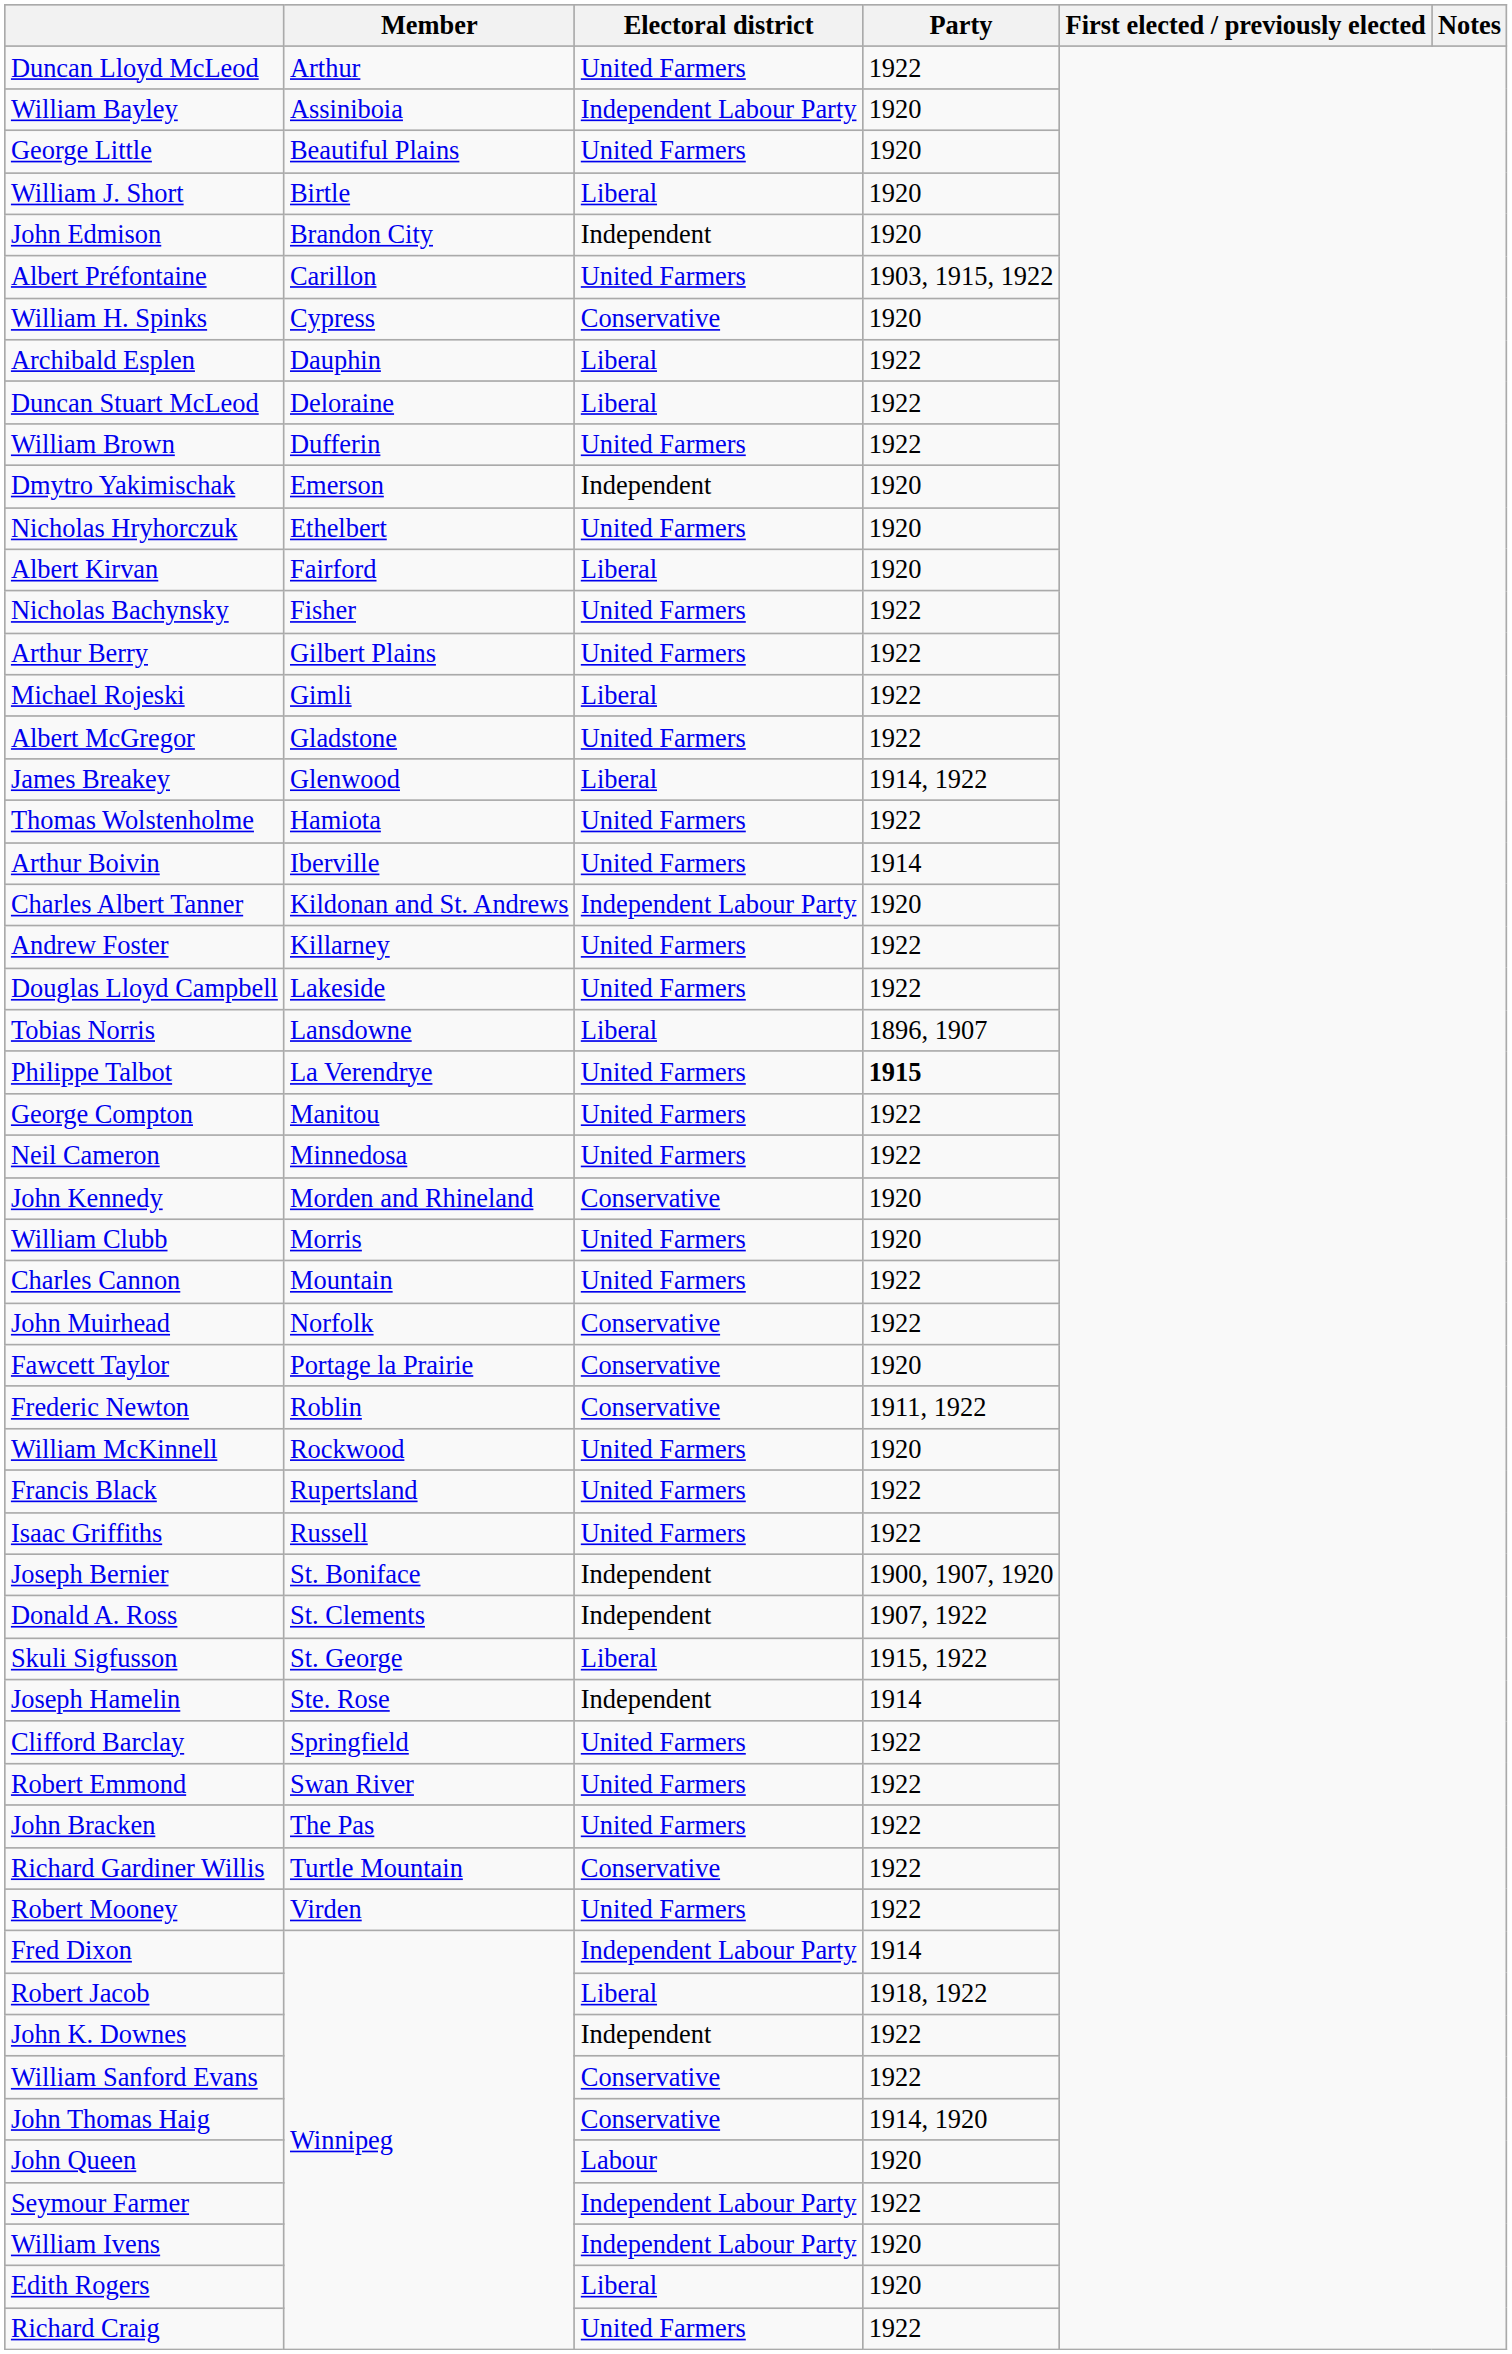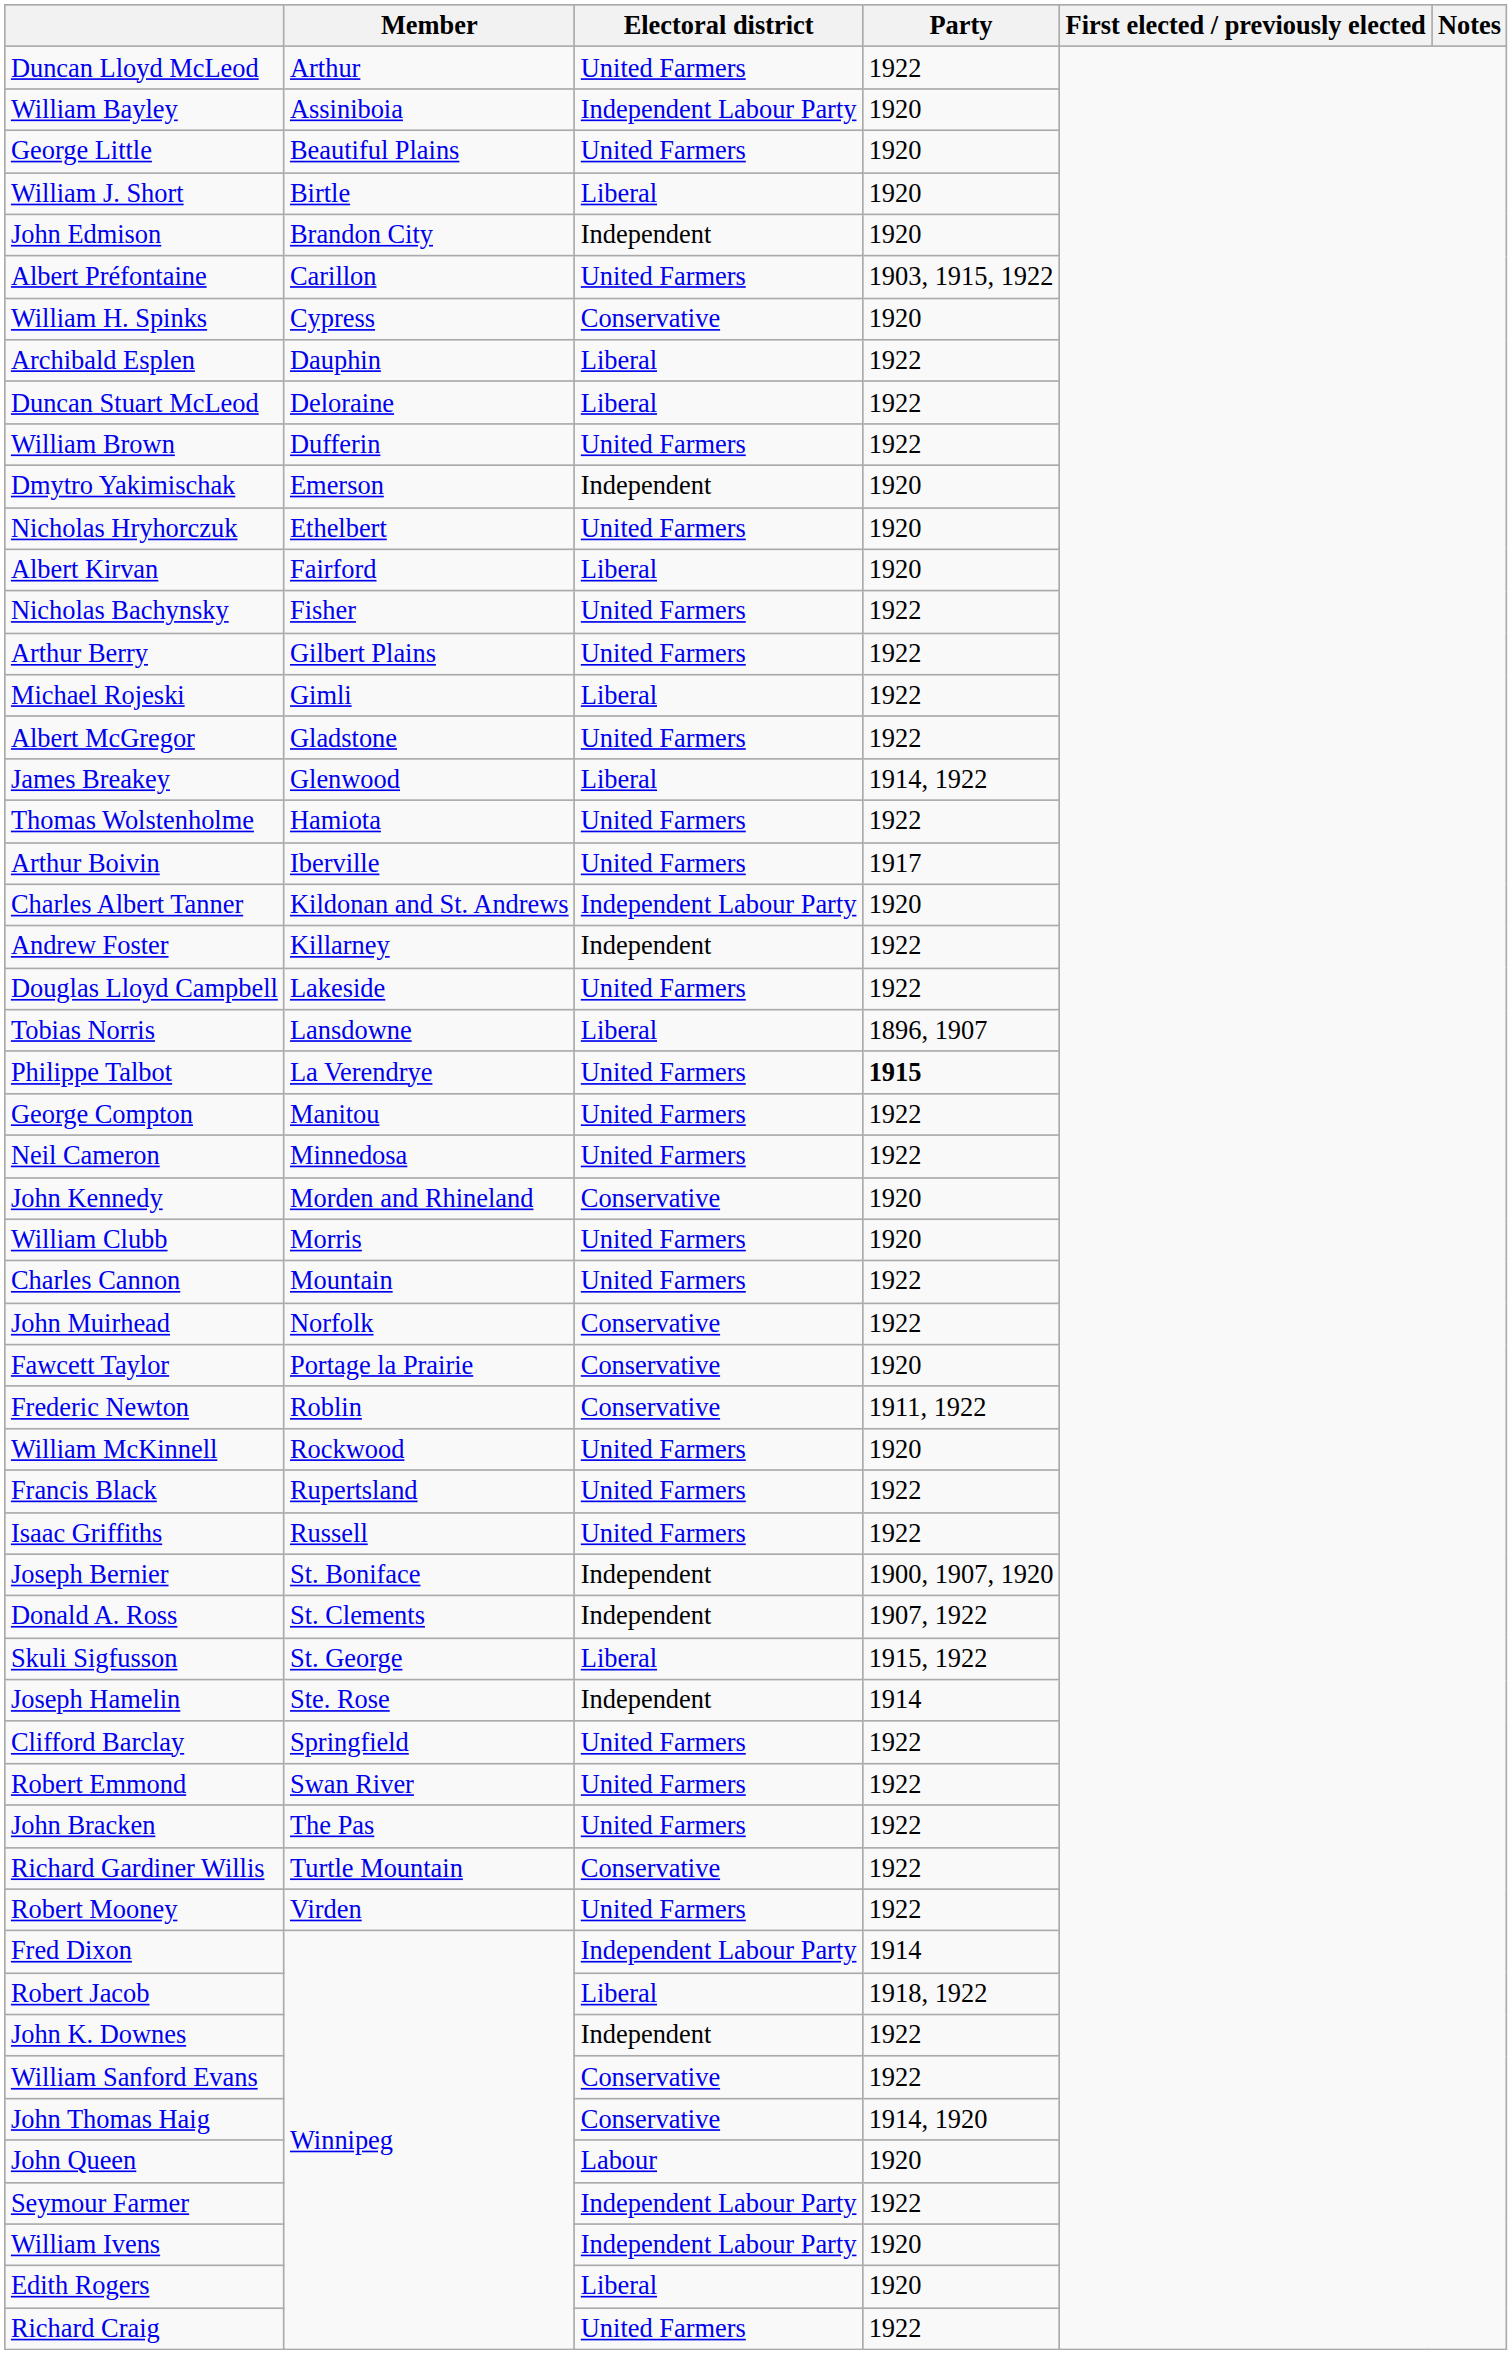(895, 862) 1914 -> (895, 862) 1917
(663, 946) United Farmers -> (646, 946) Independent
